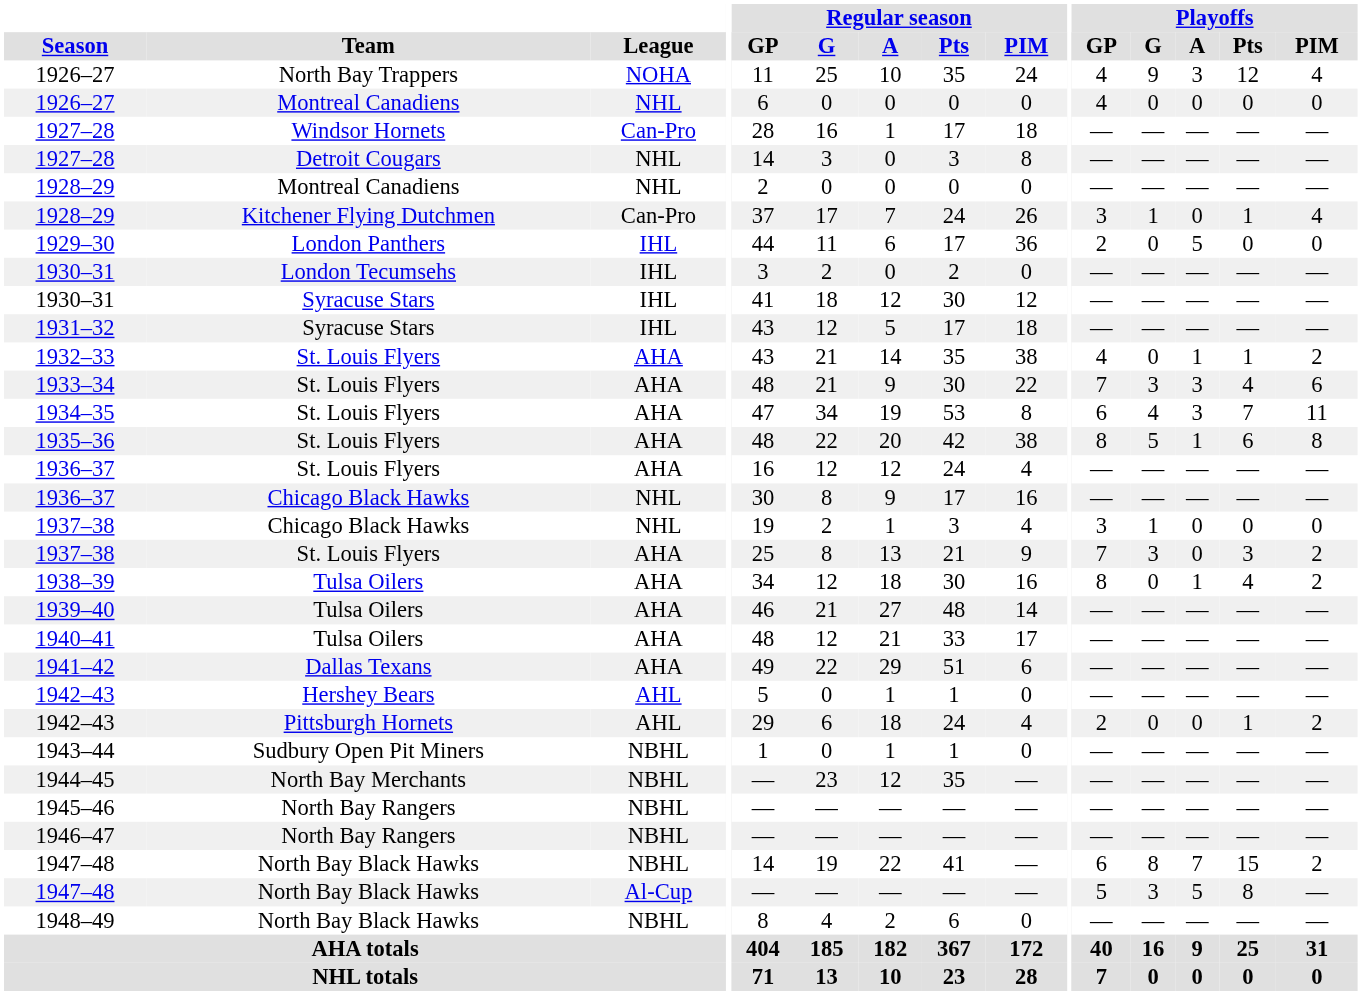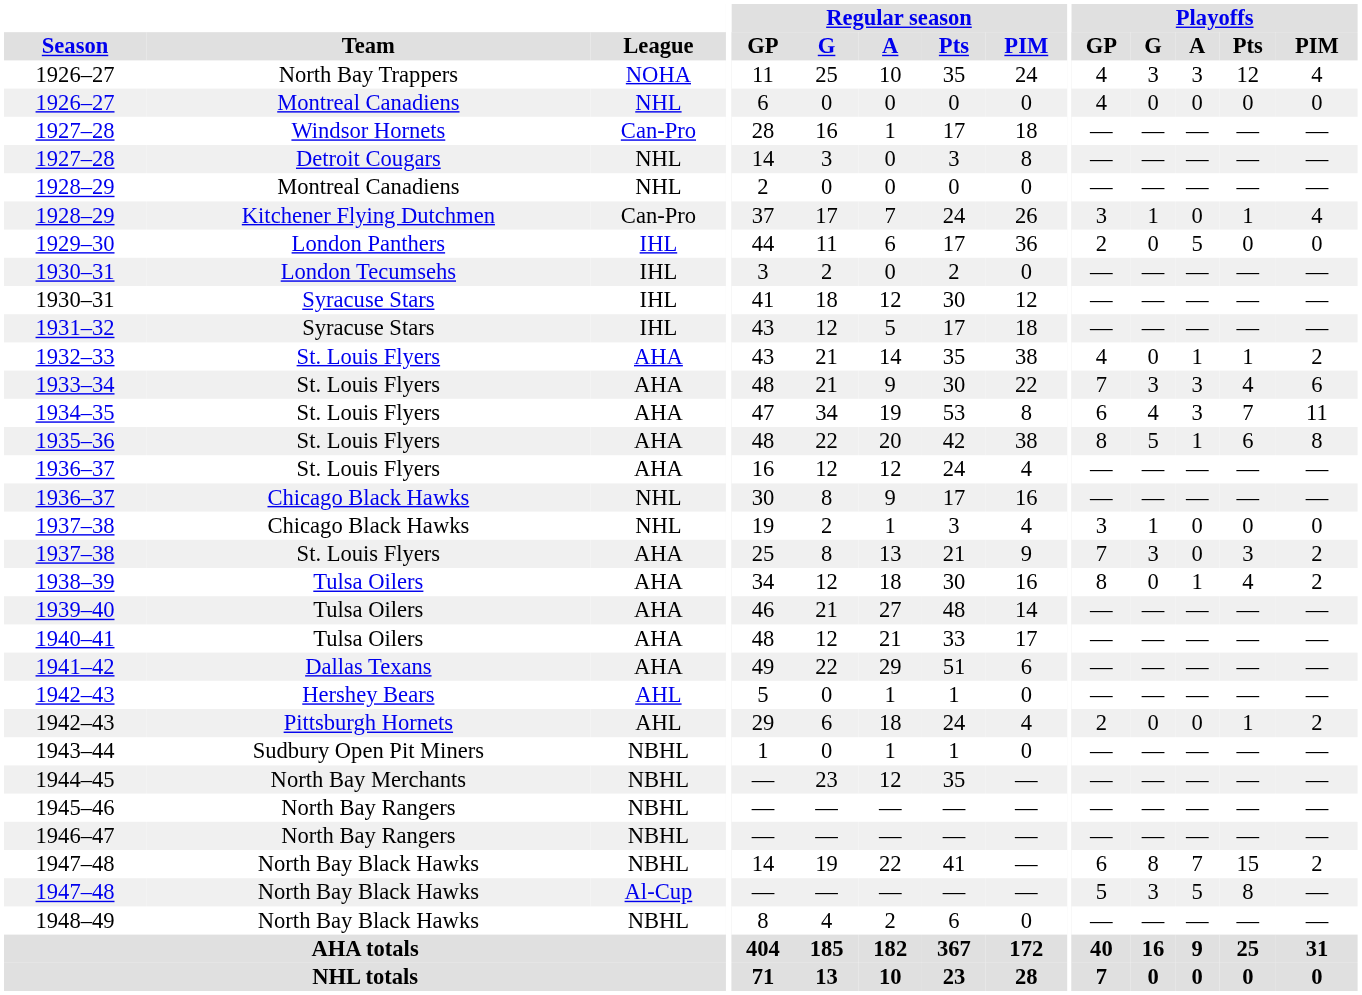(1153, 74) 9 -> (1153, 74) 3
